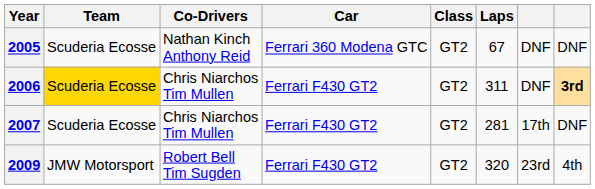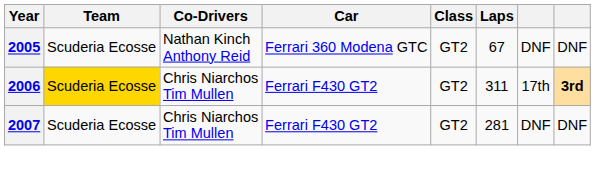(536, 87) DNF -> (536, 87) 17th
(536, 126) 17th -> (536, 126) DNF
- row: (24, 165)
